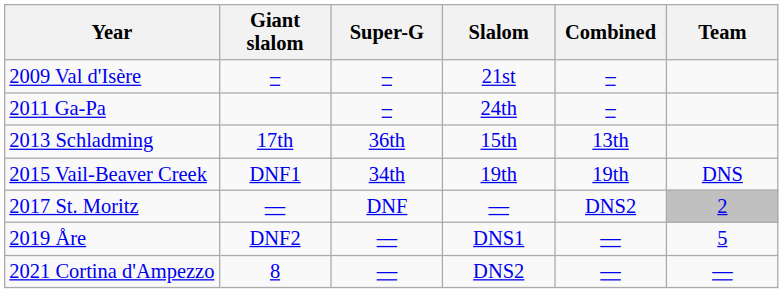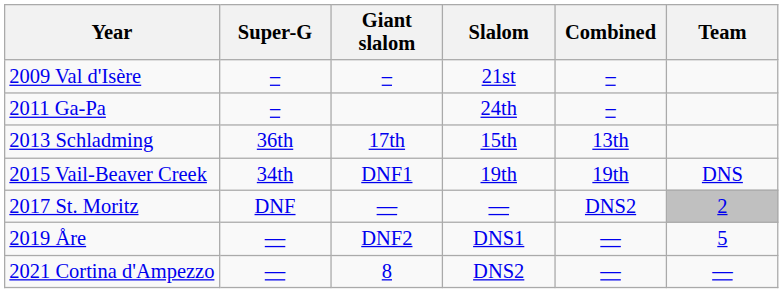columns swapped: (387, 32) <-> (275, 32)
